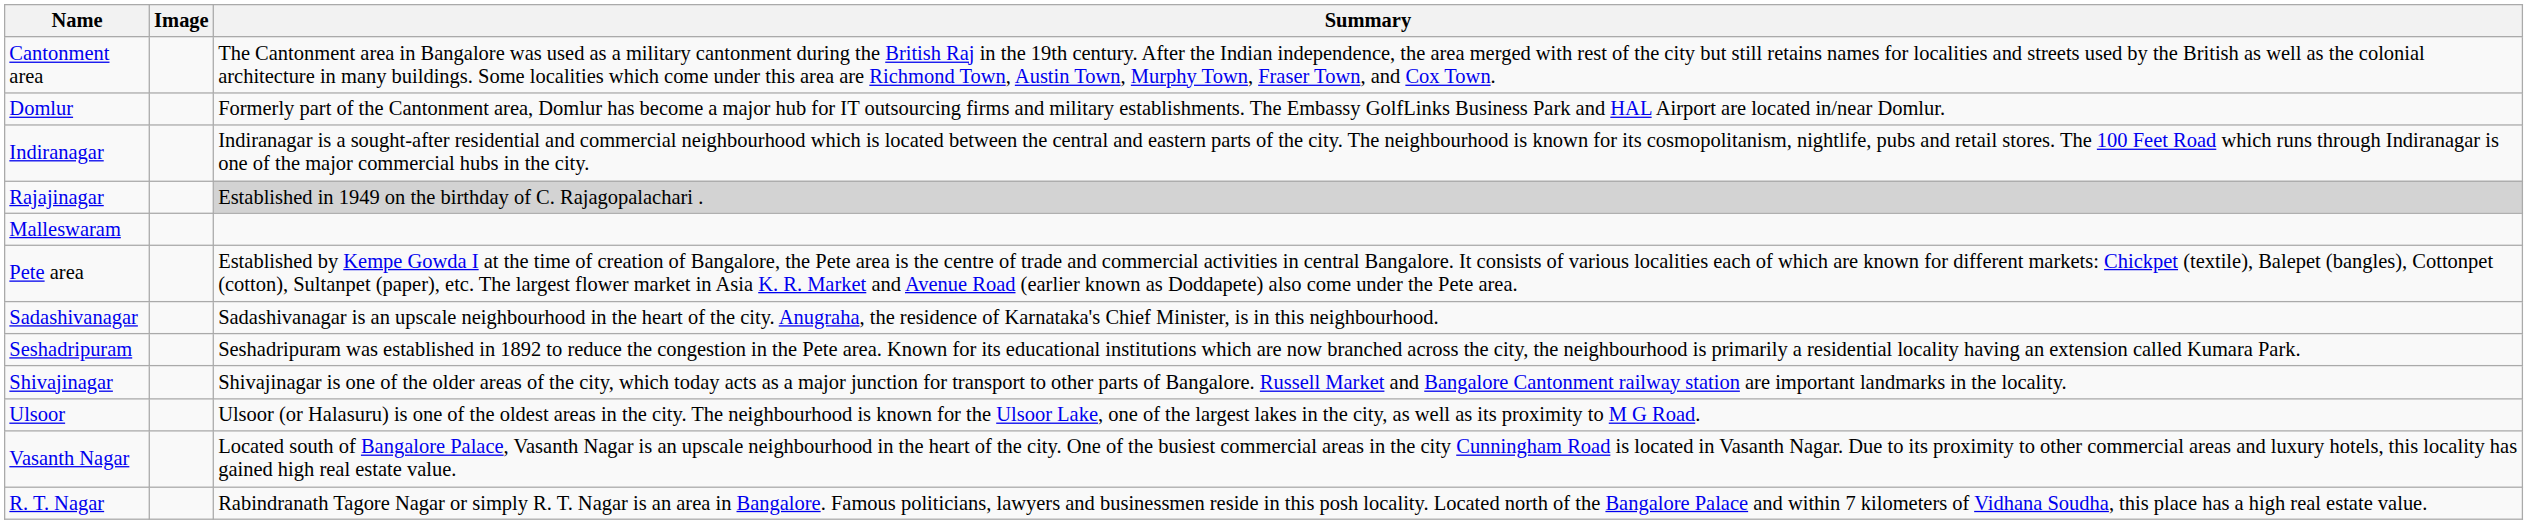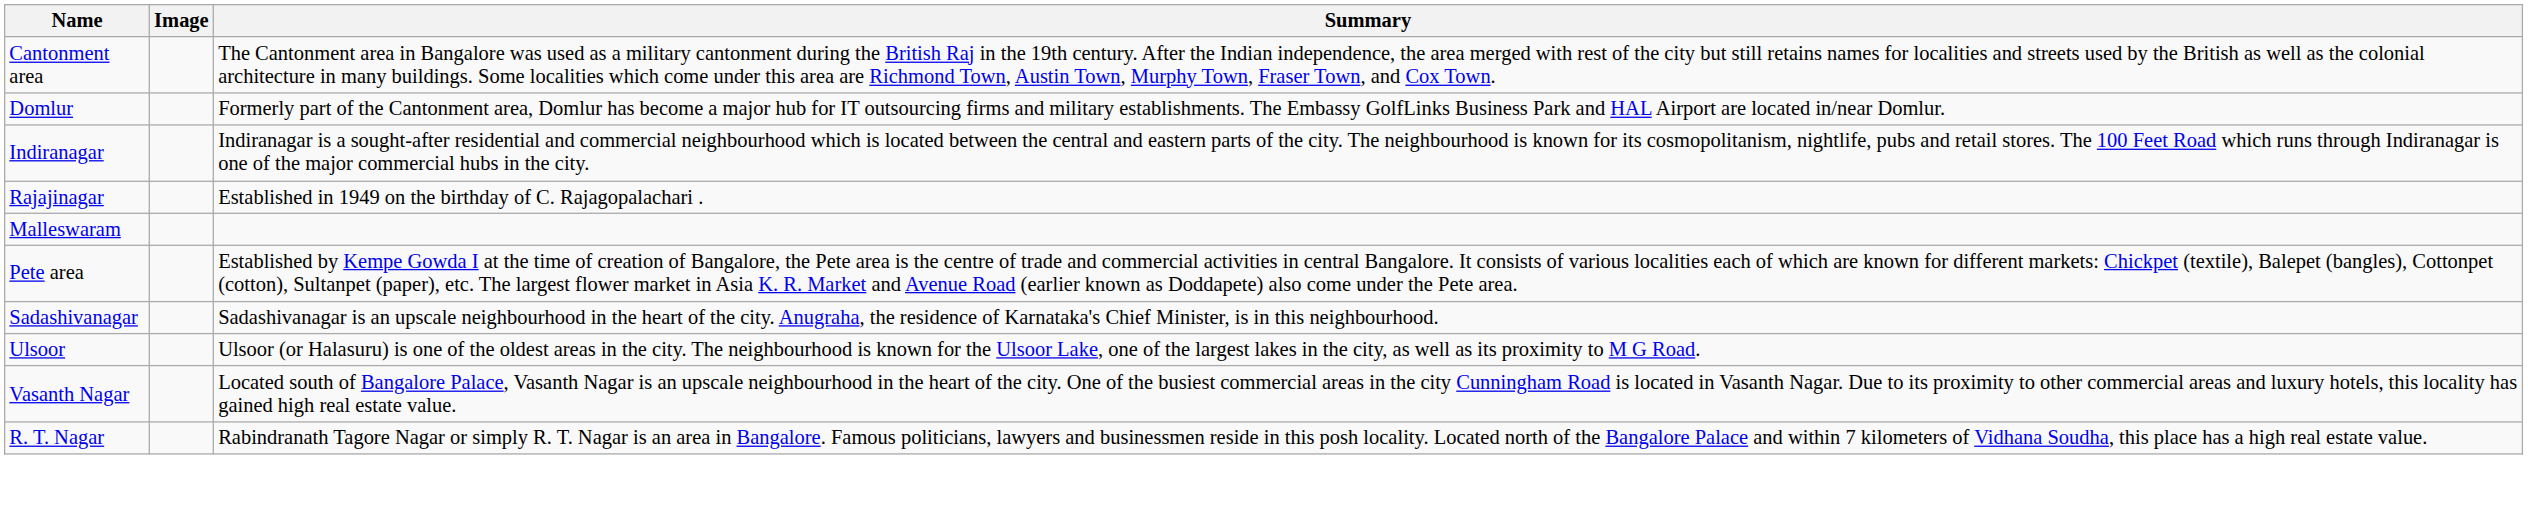(461, 196) lightgrey background -> (461, 196) no background
- row: (71, 349)
- row: (61, 382)
